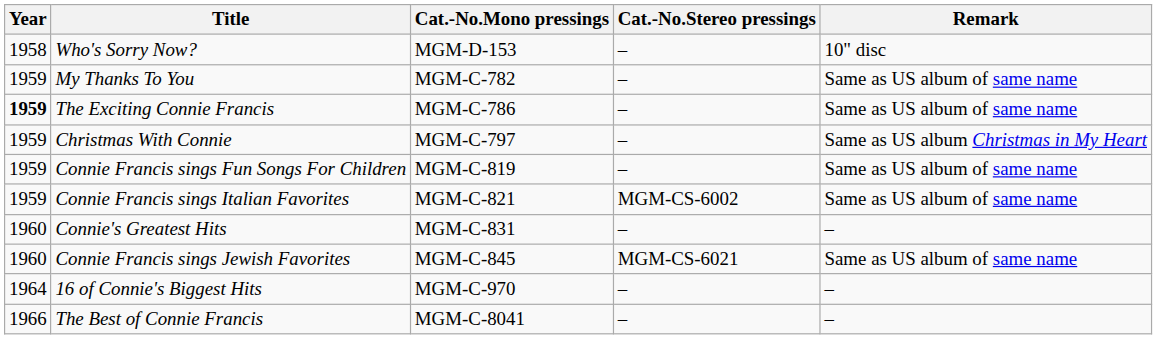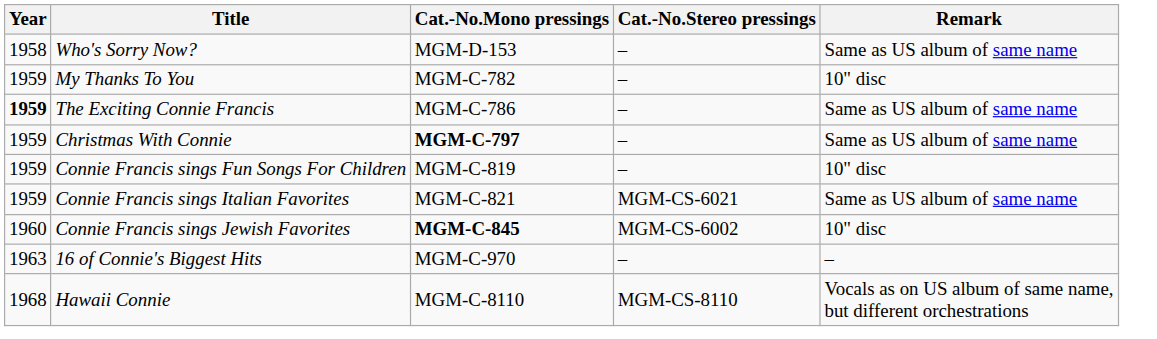(855, 49) 10" disc -> (951, 49) Same as US album of same name
(951, 79) Same as US album of same name -> (855, 79) 10" disc
(465, 139) normal -> (467, 139) bold
(986, 139) Same as US album Christmas in My Heart -> (951, 139) Same as US album of same name
(951, 169) Same as US album of same name -> (855, 169) 10" disc
(678, 199) MGM-CS-6002 -> (678, 199) MGM-CS-6021
- row: (141, 229)
(465, 259) normal -> (467, 229) bold
(678, 259) MGM-CS-6021 -> (678, 229) MGM-CS-6002
(951, 259) Same as US album of same name -> (855, 229) 10" disc
(28, 288) 1964 -> (28, 259) 1963
- row: (159, 318)
+ row: (113, 299)
